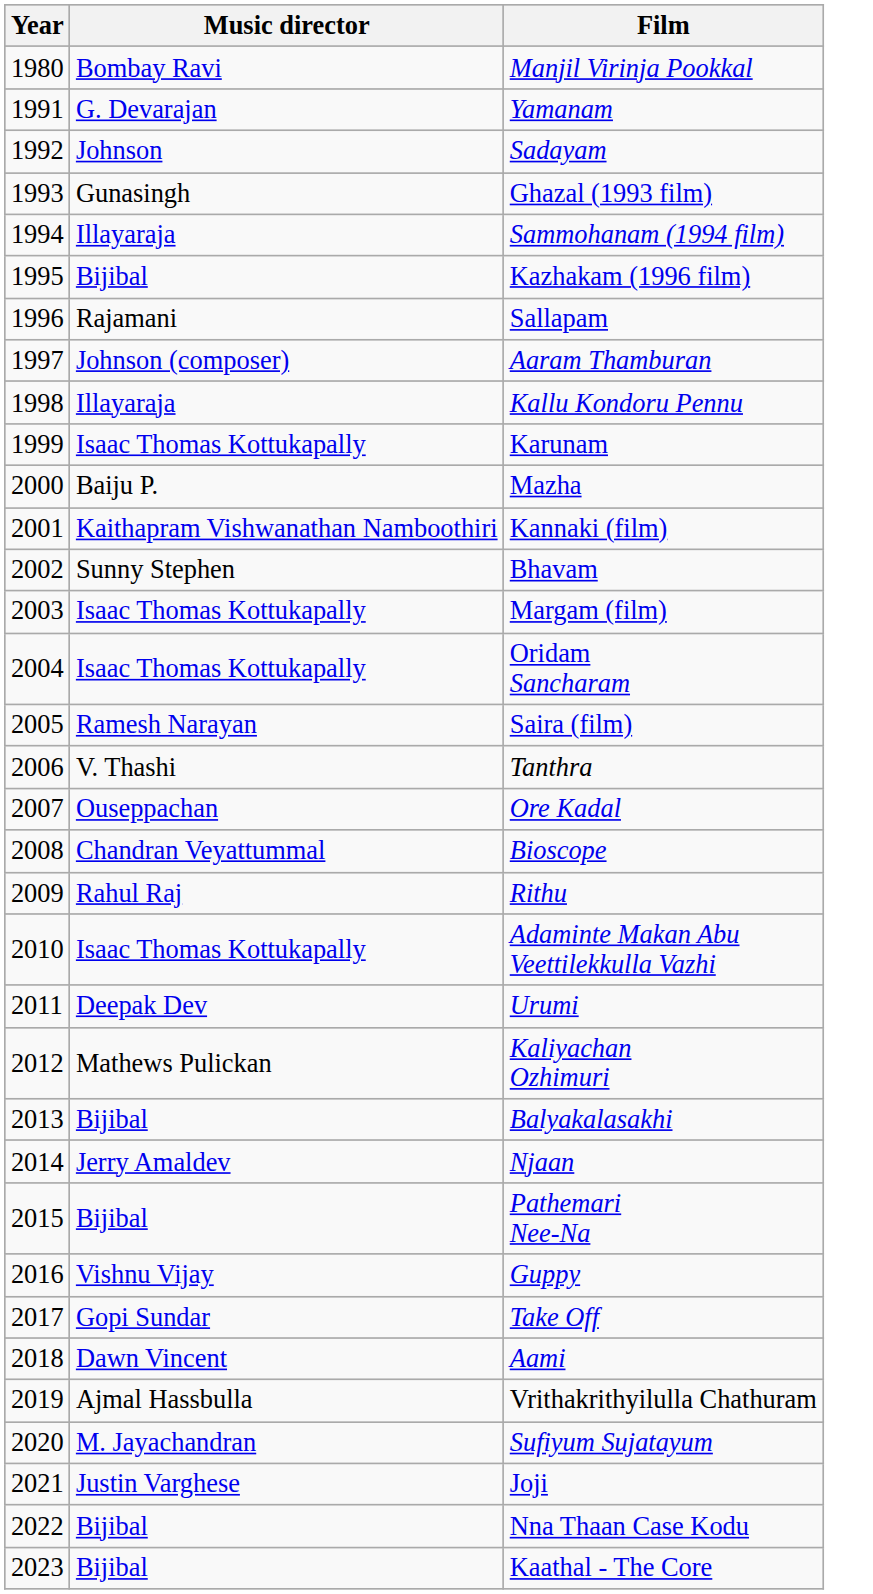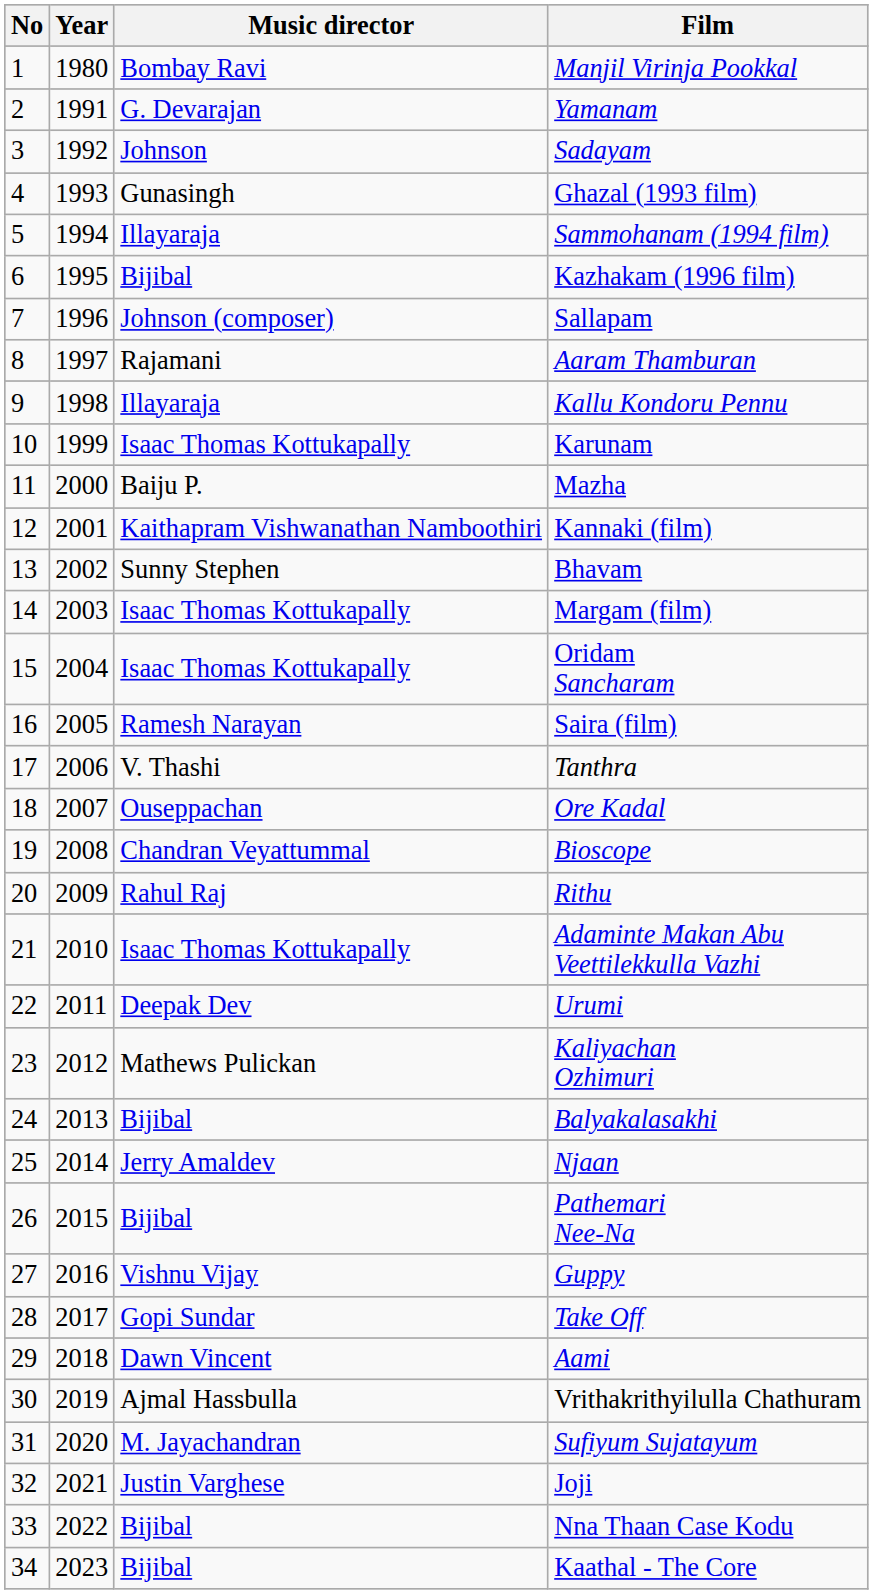+ column: (27, 25)
(126, 318) Rajamani -> (227, 318) Johnson (composer)
(183, 360) Johnson (composer) -> (171, 360) Rajamani
